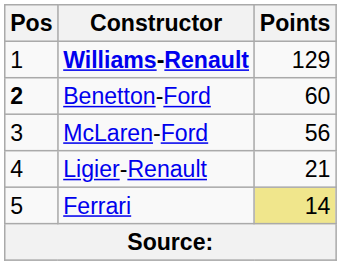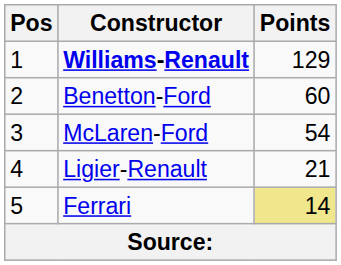(17, 96) bold -> (17, 96) normal
(317, 133) 56 -> (317, 133) 54
